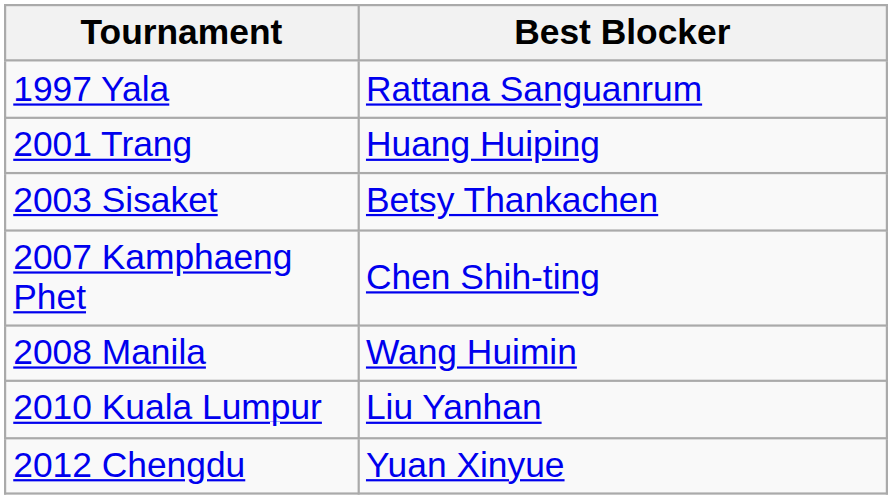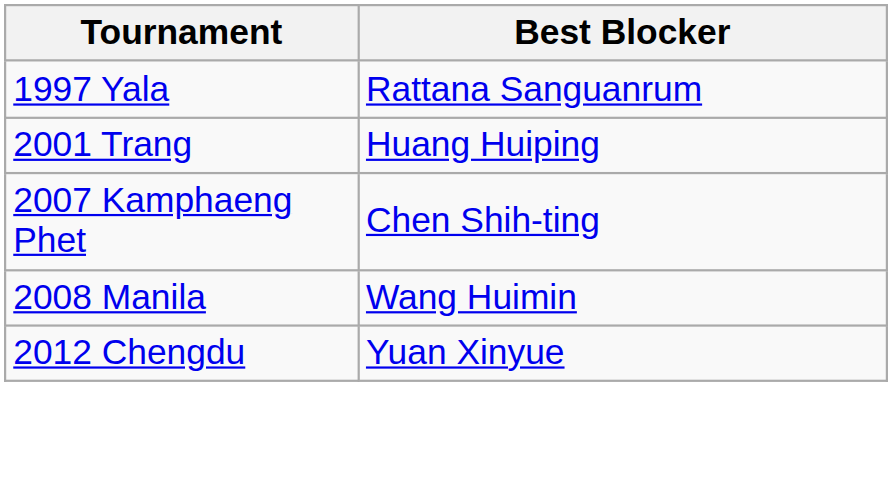- row: (115, 200)
- row: (168, 408)
